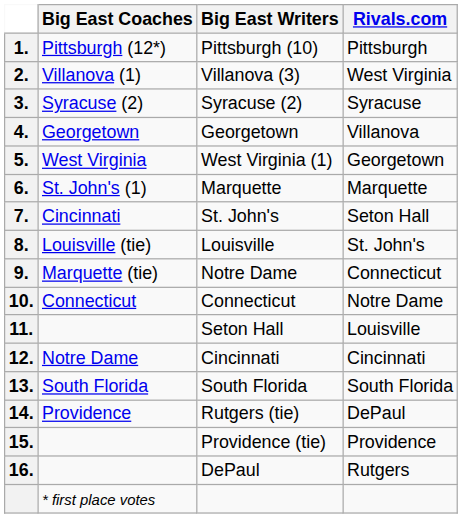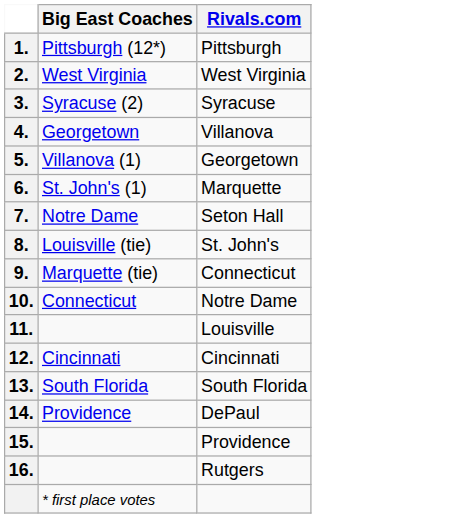- column: (270, 19)
(91, 76) Villanova (1) -> (94, 76) West Virginia
(94, 160) West Virginia -> (91, 160) Villanova (1)
(81, 217) Cincinnati -> (90, 217) Notre Dame
(90, 358) Notre Dame -> (81, 358) Cincinnati
